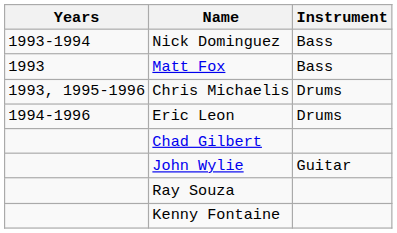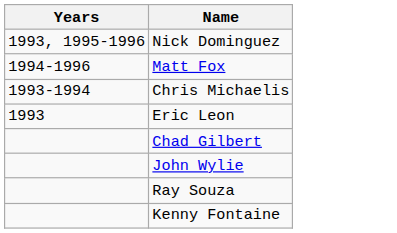- column: (342, 17)
(49, 42) 1993-1994 -> (77, 42) 1993, 1995-1996
(26, 67) 1993 -> (49, 67) 1994-1996
(77, 91) 1993, 1995-1996 -> (49, 91) 1993-1994
(49, 116) 1994-1996 -> (26, 116) 1993
